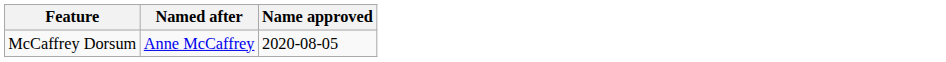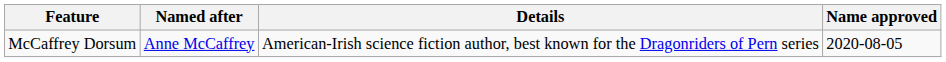+ column: (540, 17)
